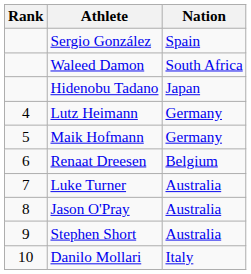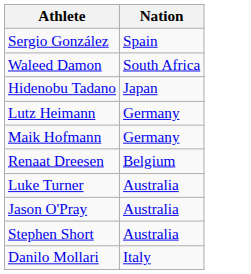- column: (26, 16)
